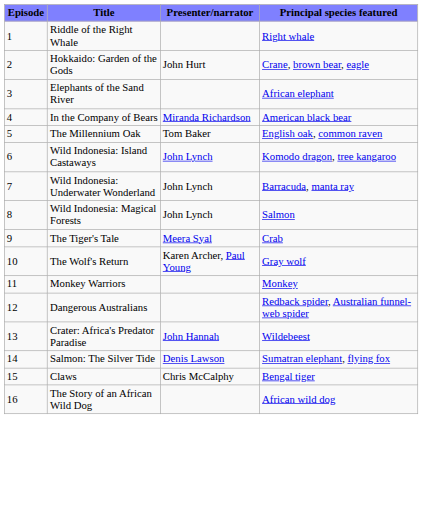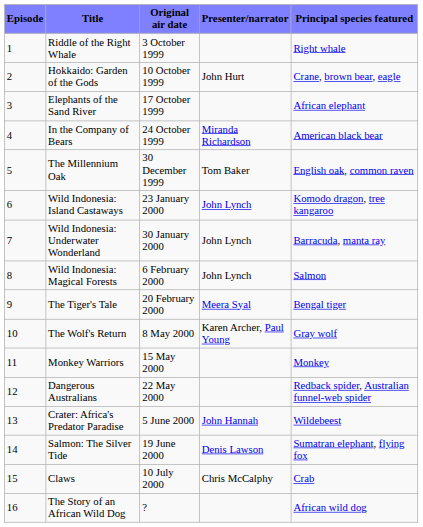+ column: (170, 19)
(272, 238) Crab -> (320, 304) Bengal tiger
(288, 376) Bengal tiger -> (304, 479) Crab
